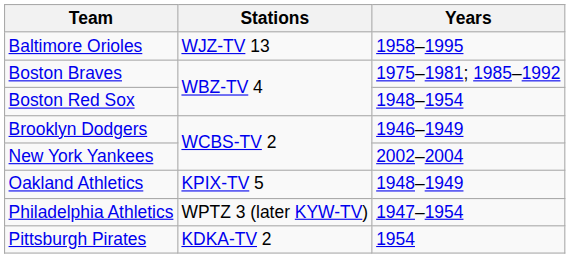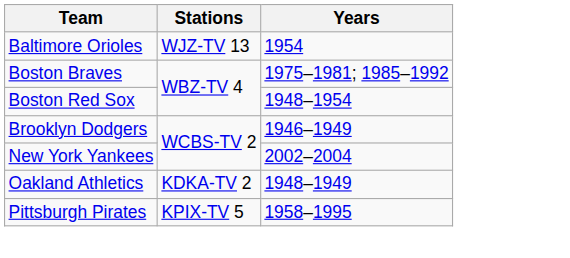(420, 45) 1958–1995 -> (284, 45) 1954
(223, 184) KPIX-TV 5 -> (206, 184) KDKA-TV 2
- row: (91, 211)
(226, 239) KDKA-TV 2 -> (203, 211) KPIX-TV 5
(396, 239) 1954 -> (308, 211) 1958–1995
